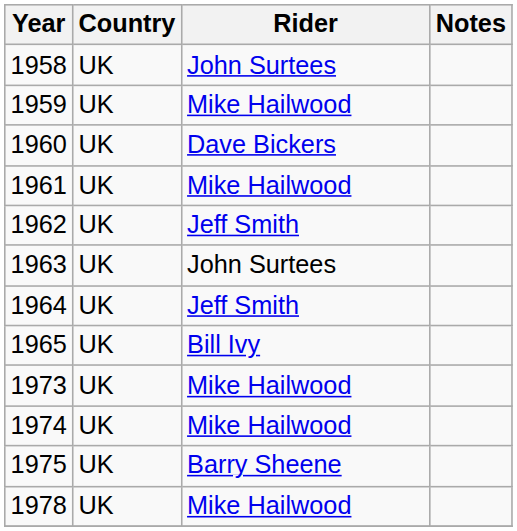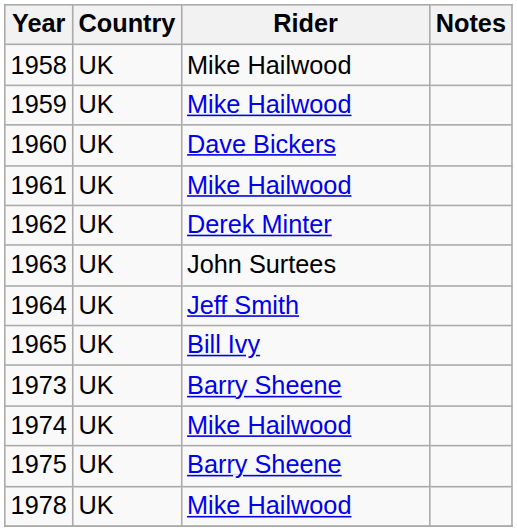(262, 64) John Surtees -> (269, 64) Mike Hailwood
(243, 225) Jeff Smith -> (259, 225) Derek Minter
(269, 385) Mike Hailwood -> (264, 385) Barry Sheene
